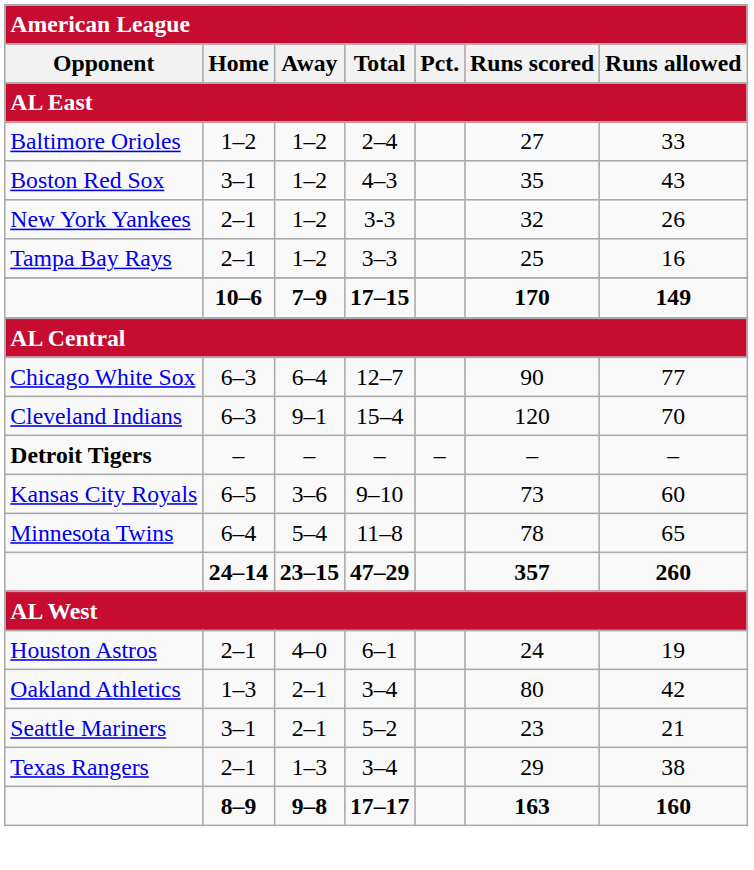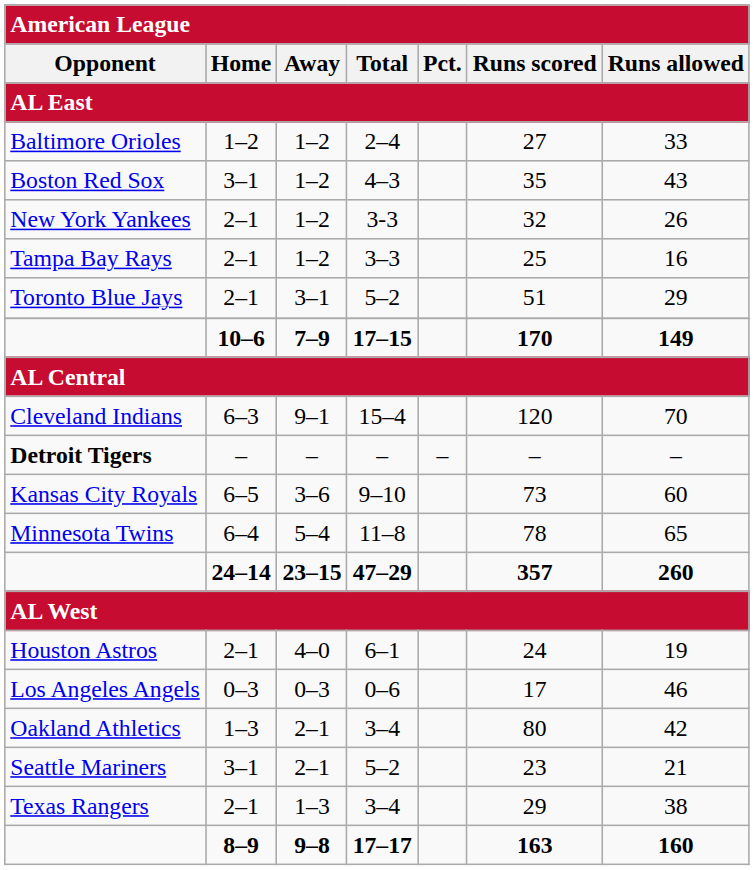+ row: (96, 297)
- row: (103, 376)
+ row: (105, 688)
